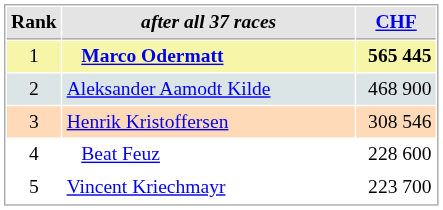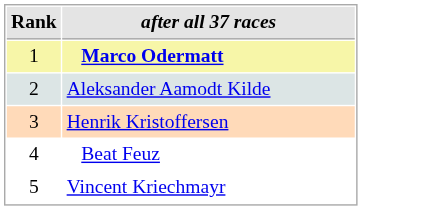- column: (396, 22)
